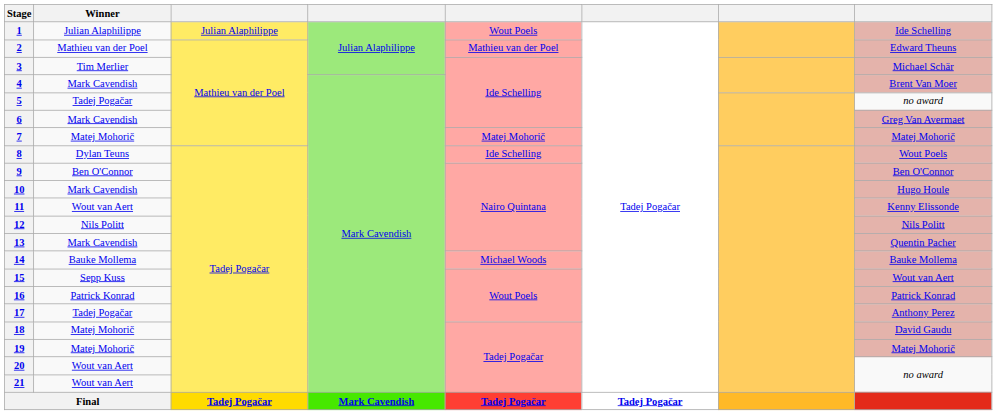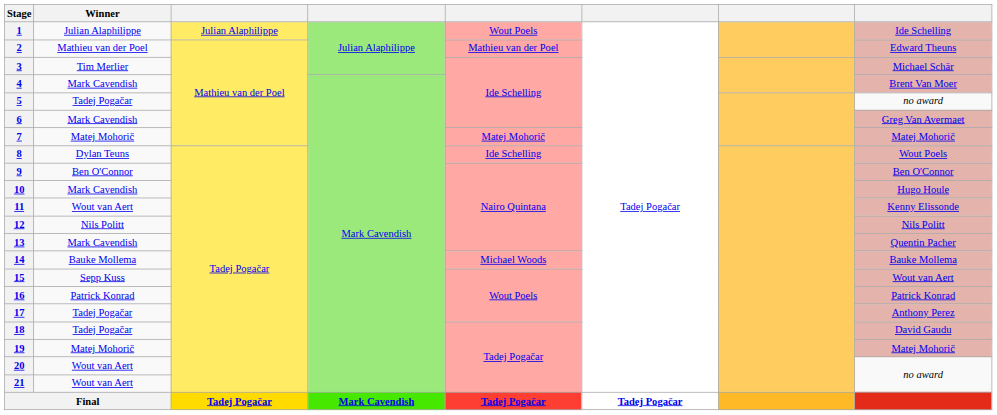(102, 330) Matej Mohorič -> (102, 330) Tadej Pogačar
